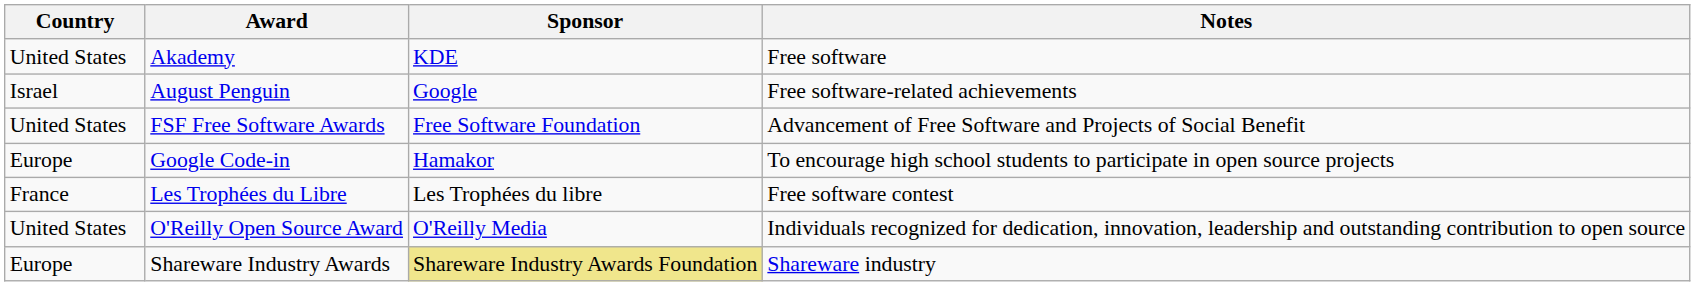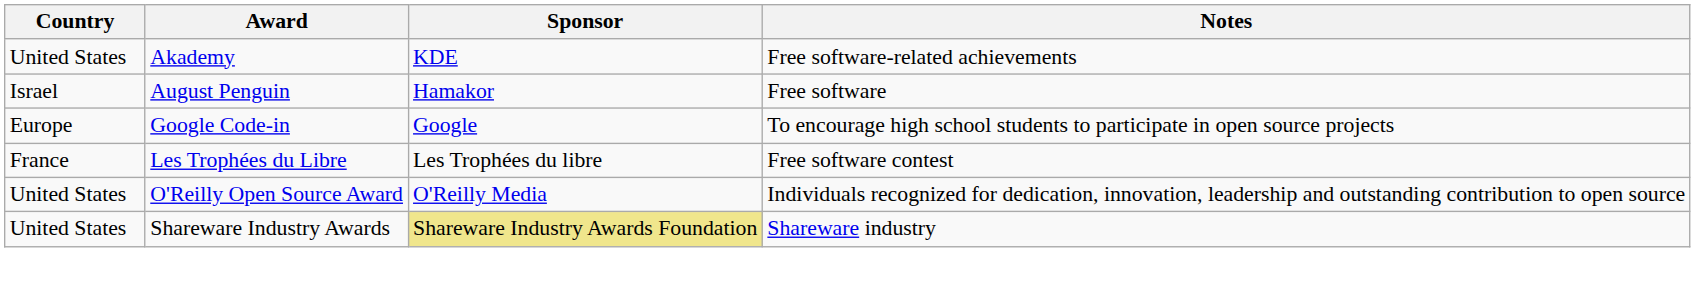(827, 56) Free software -> (922, 56) Free software-related achievements
(445, 90) Google -> (454, 90) Hamakor
(922, 90) Free software-related achievements -> (827, 90) Free software
- row: (267, 125)
(454, 159) Hamakor -> (445, 125) Google
(41, 263) Europe -> (68, 228) United States
